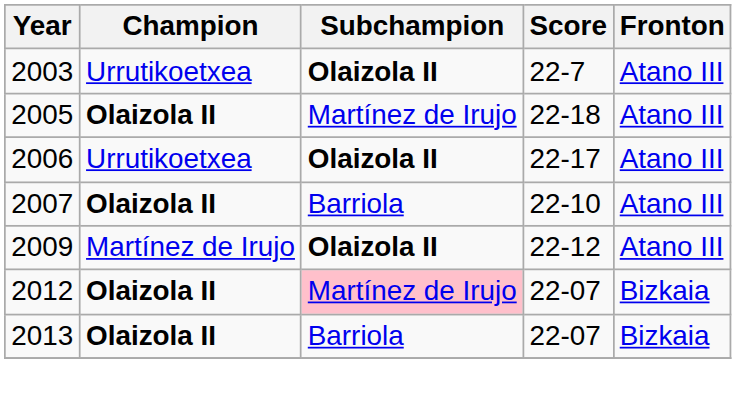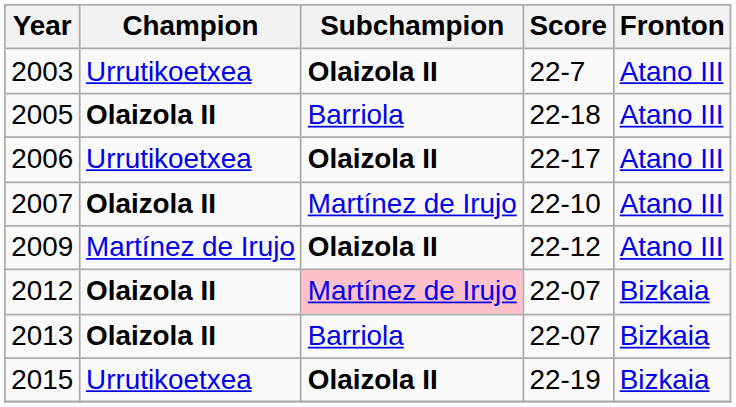(412, 114) Martínez de Irujo -> (356, 114) Barriola
(356, 203) Barriola -> (412, 203) Martínez de Irujo
+ row: (42, 379)
